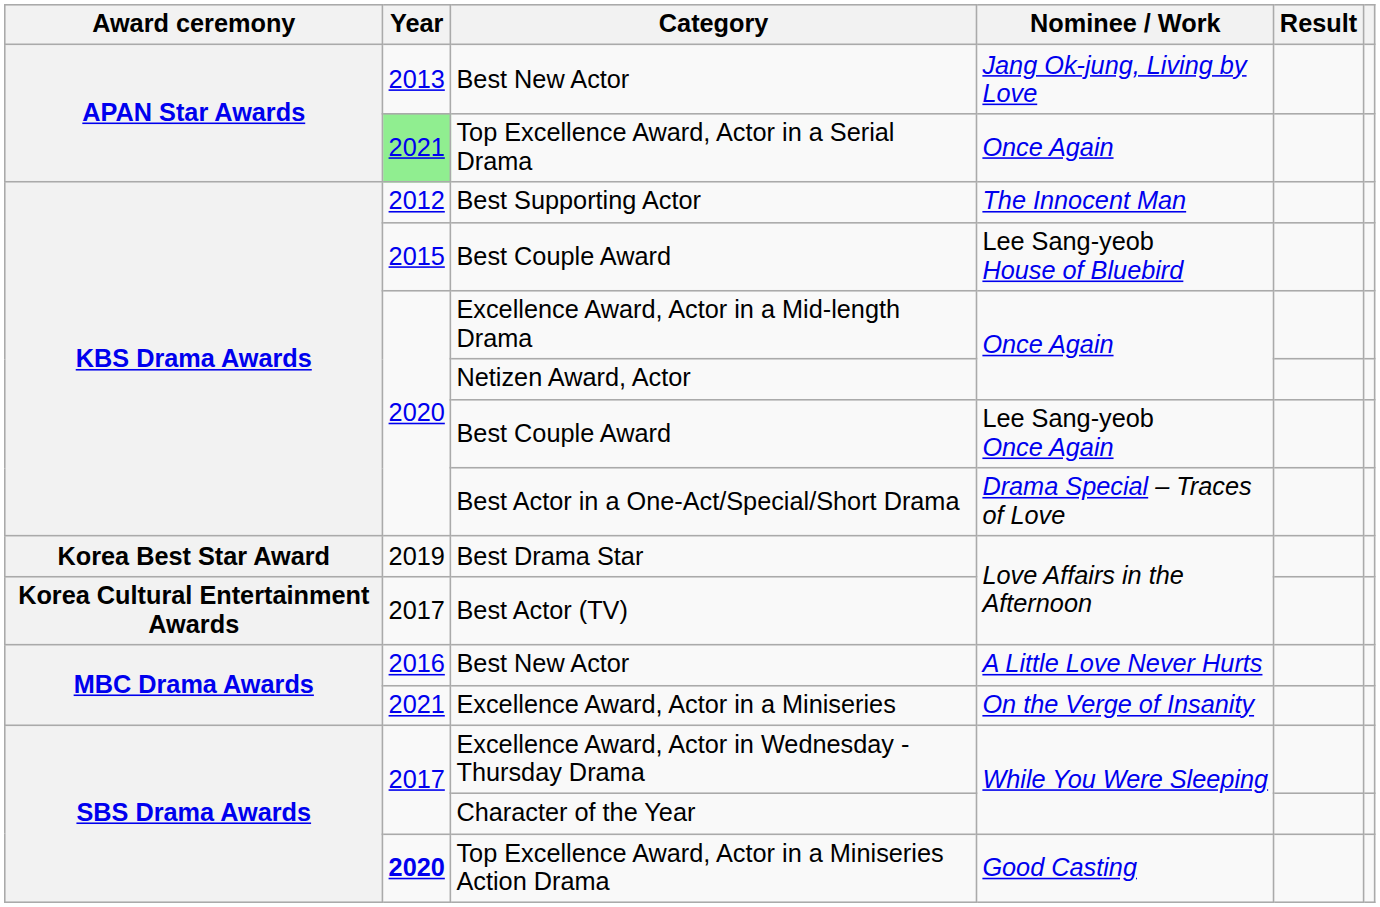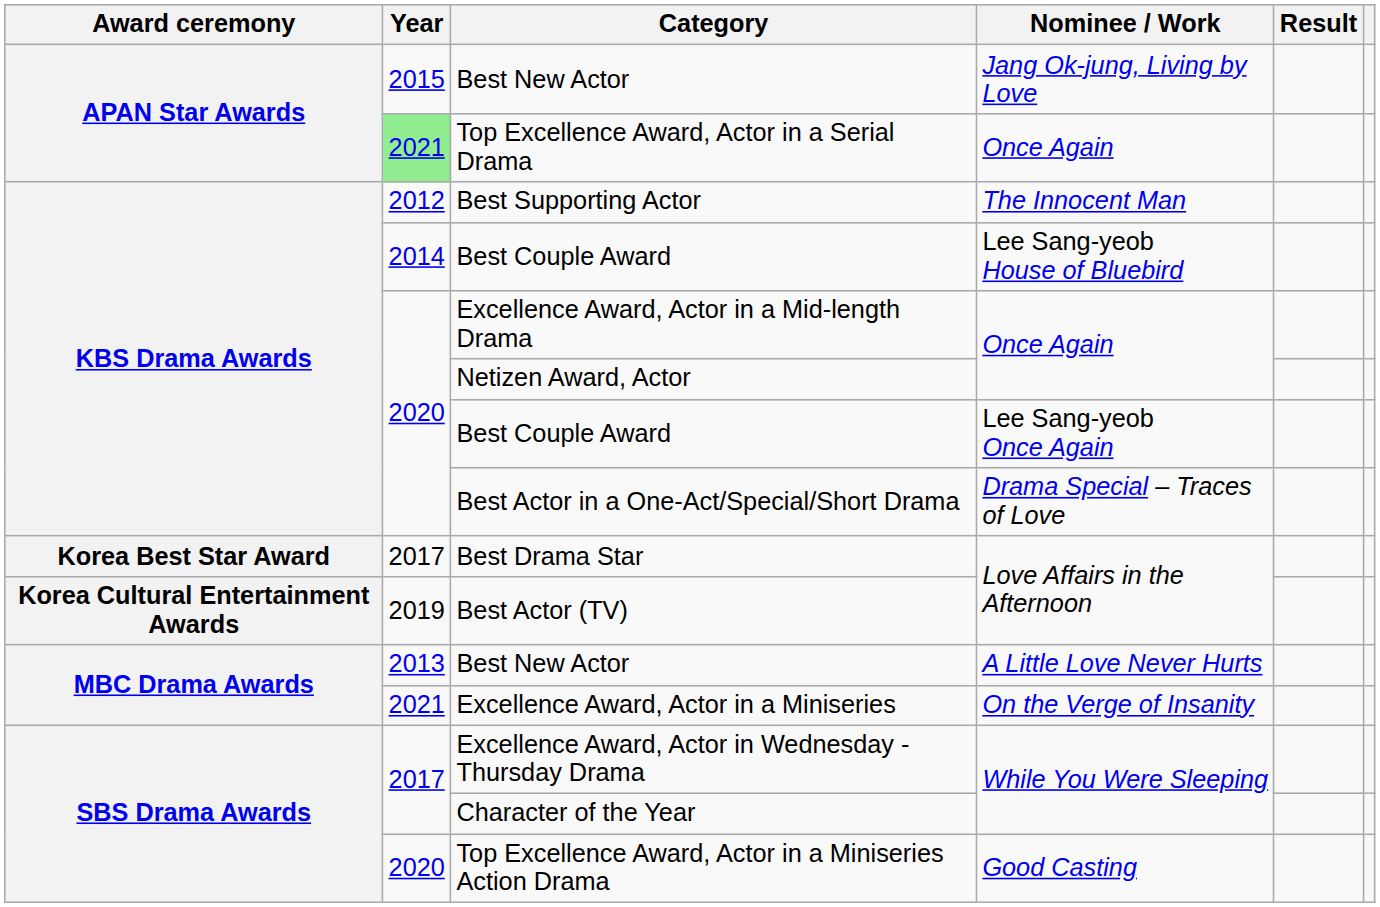(417, 78) 2013 -> (417, 78) 2015
(417, 256) 2015 -> (417, 256) 2014
(417, 556) 2019 -> (417, 556) 2017
(417, 610) 2017 -> (417, 610) 2019
(417, 664) 2016 -> (417, 664) 2013
(417, 867) bold -> (417, 867) normal
